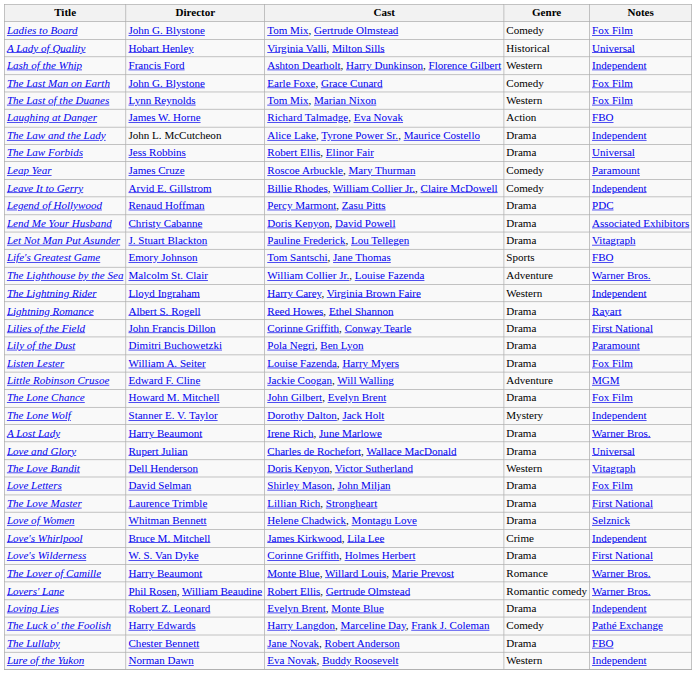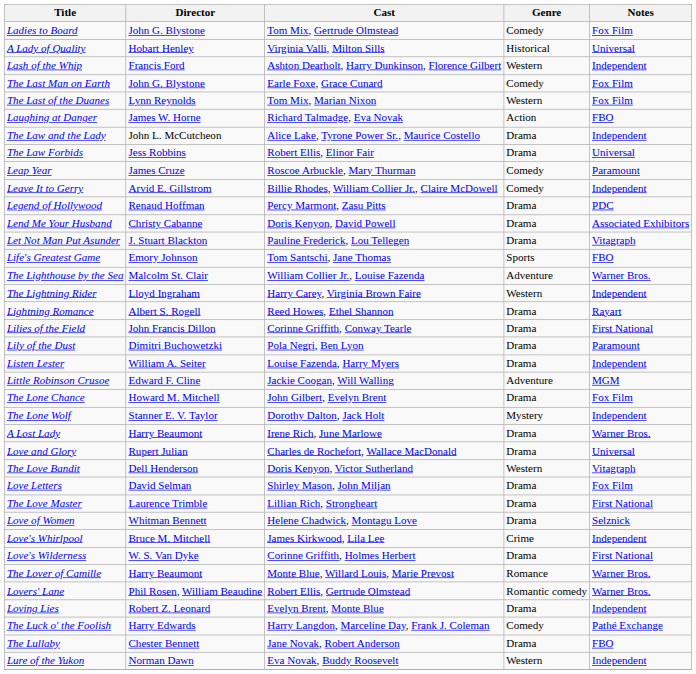(612, 363) Fox Film -> (619, 363) Independent
